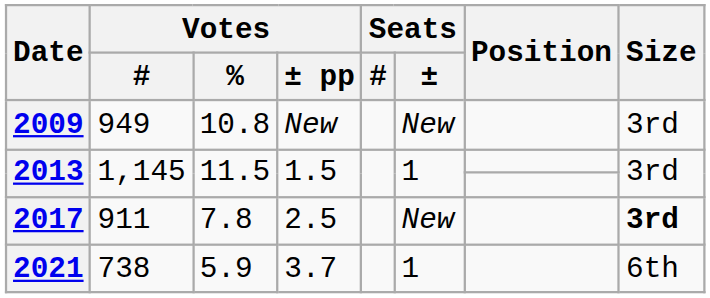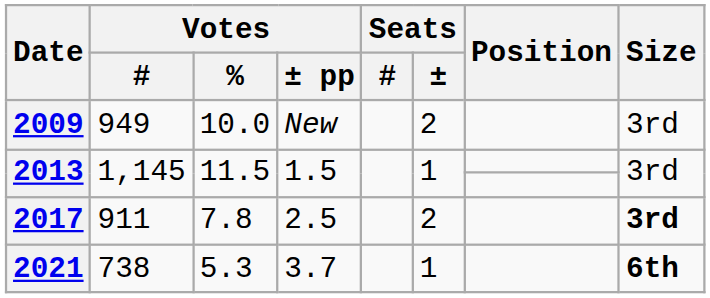(235, 125) 10.8 -> (235, 125) 10.0
(428, 125) New -> (429, 125) 2
(428, 221) New -> (429, 221) 2
(226, 268) 5.9 -> (226, 268) 5.3
(652, 268) normal -> (652, 268) bold
